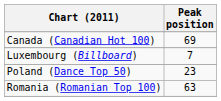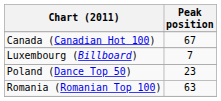(190, 40) 69 -> (190, 40) 67
